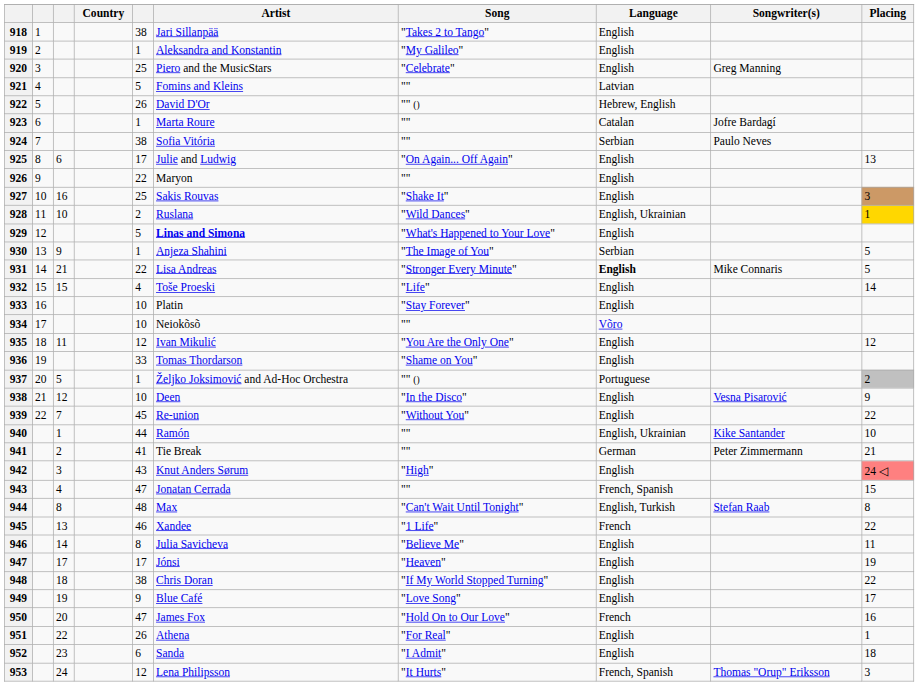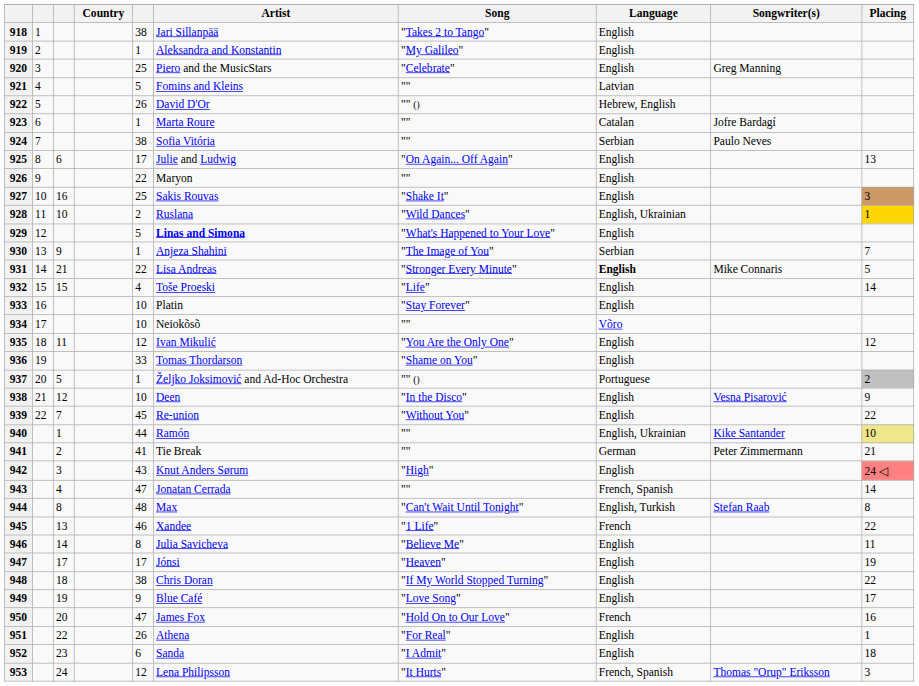(867, 251) 5 -> (867, 251) 7
(870, 433) no background -> (870, 433) khaki background
(870, 489) 15 -> (870, 489) 14
